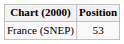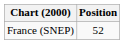(98, 30) 53 -> (98, 30) 52
